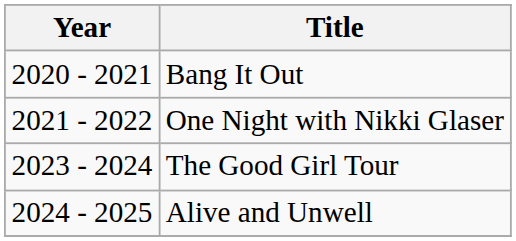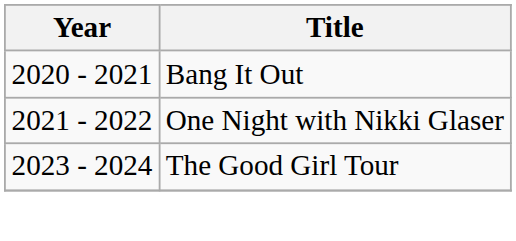- row: (269, 212)
